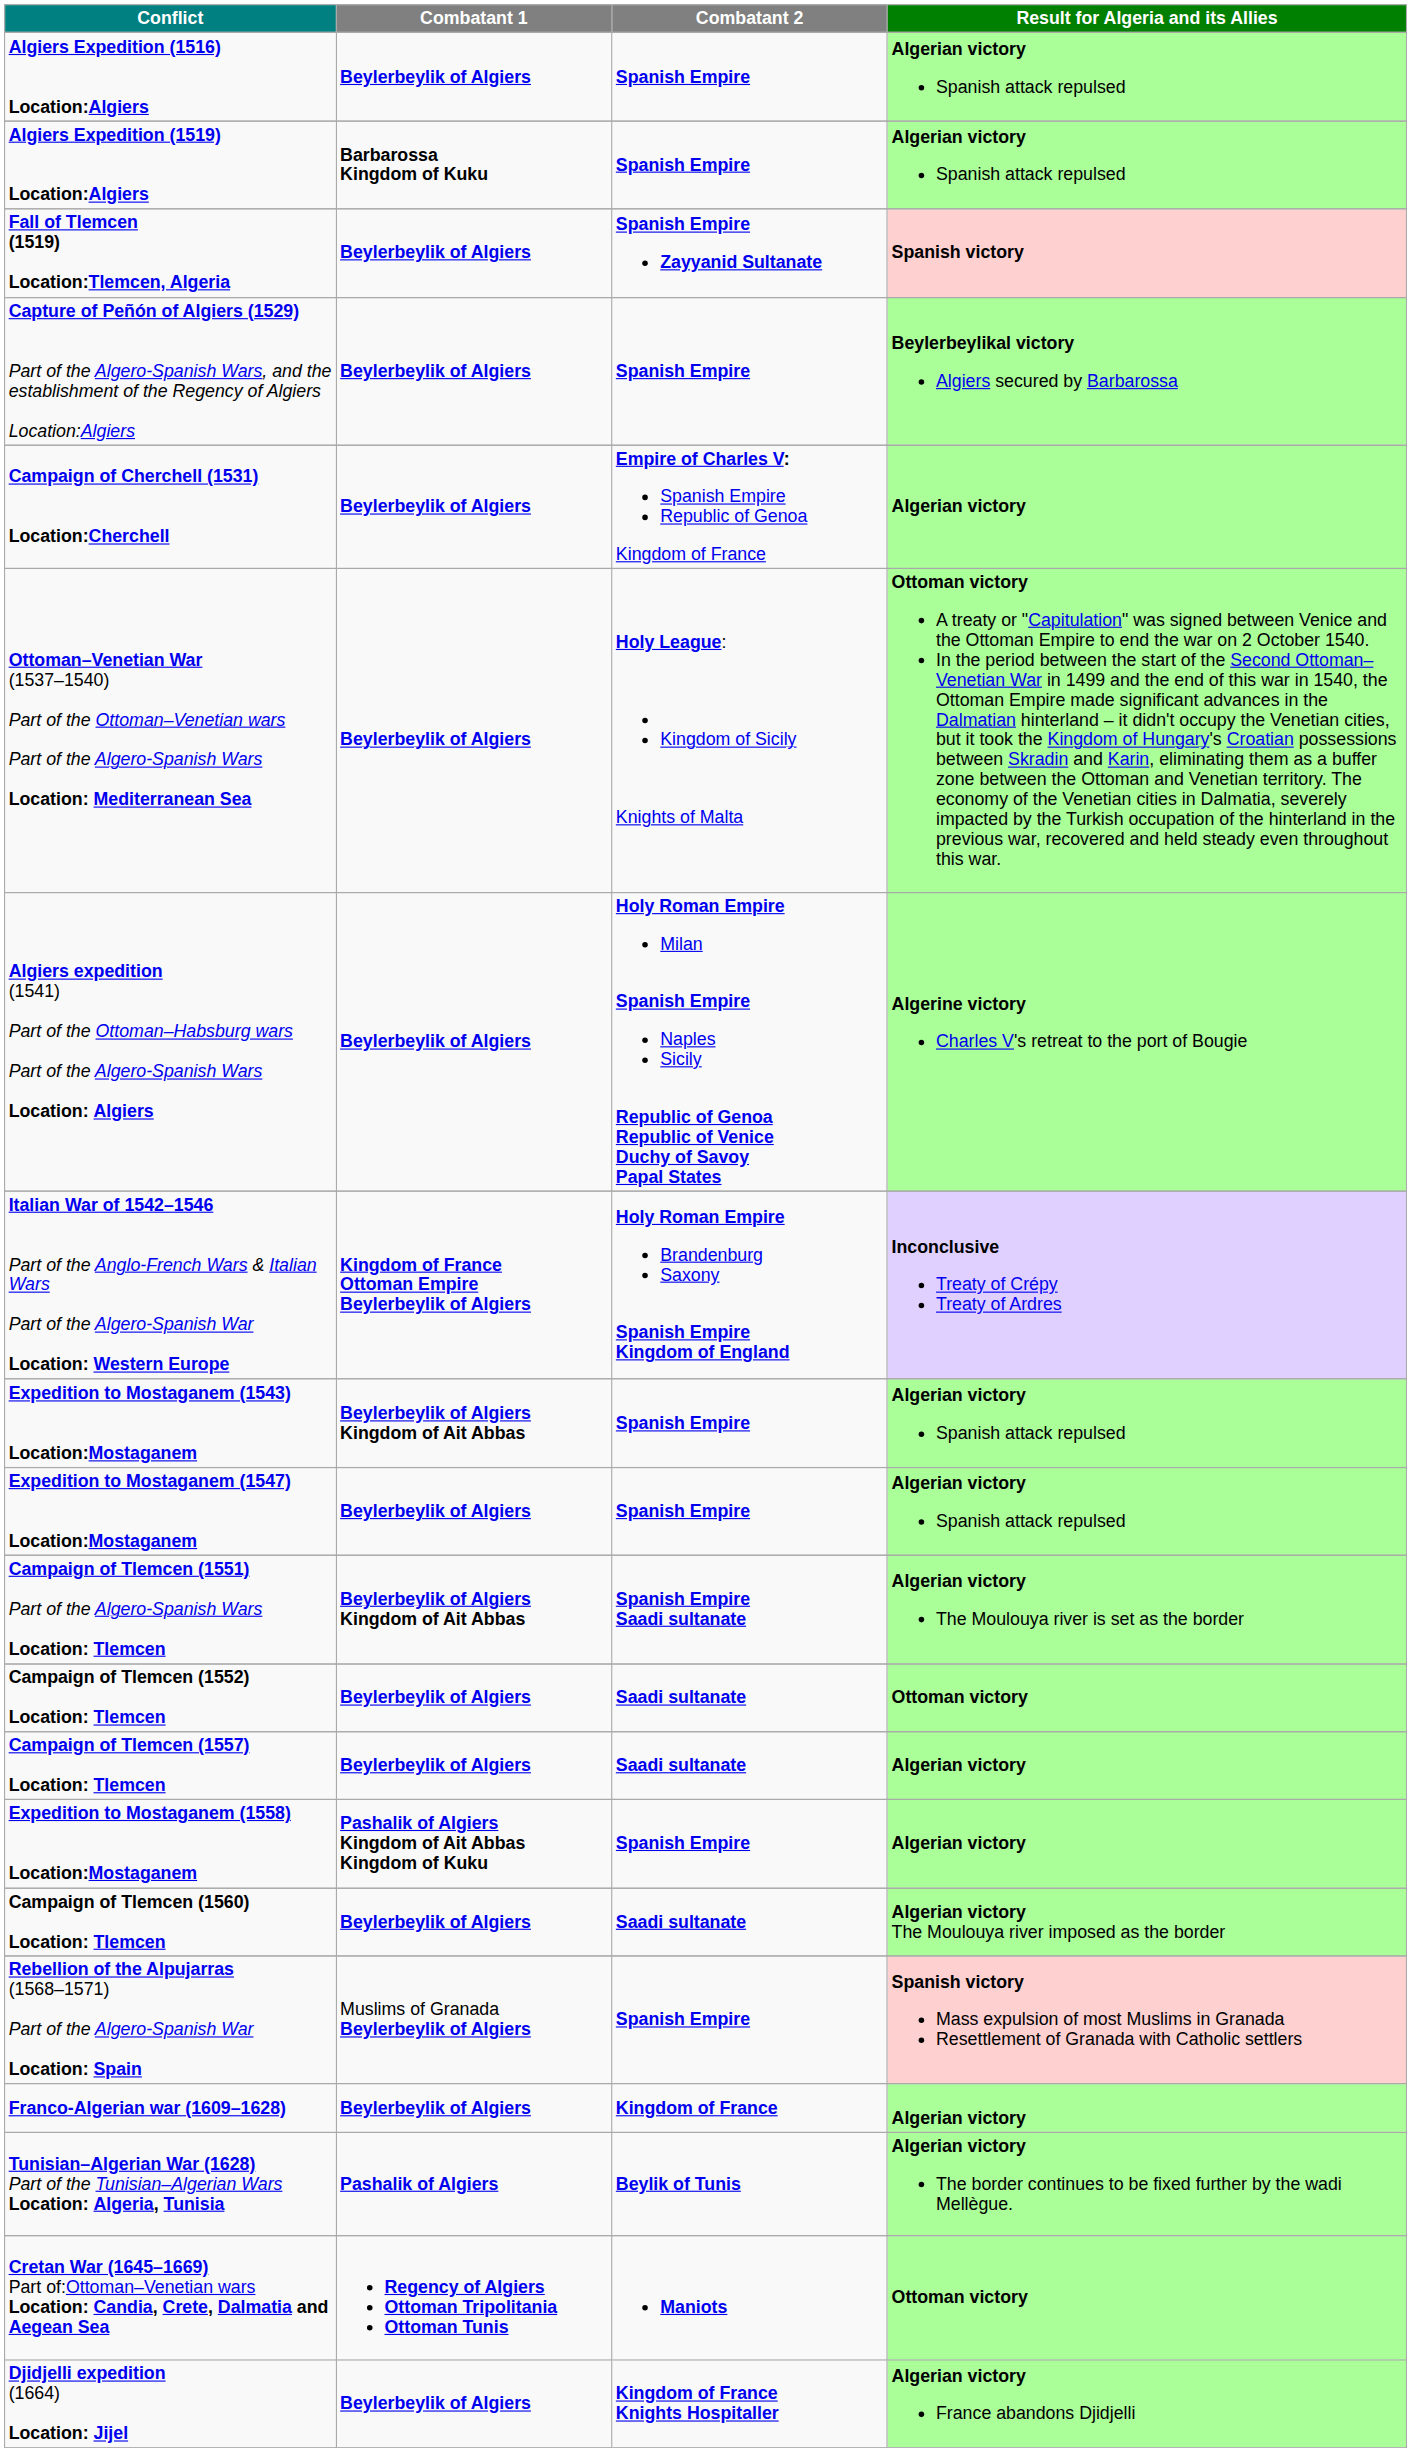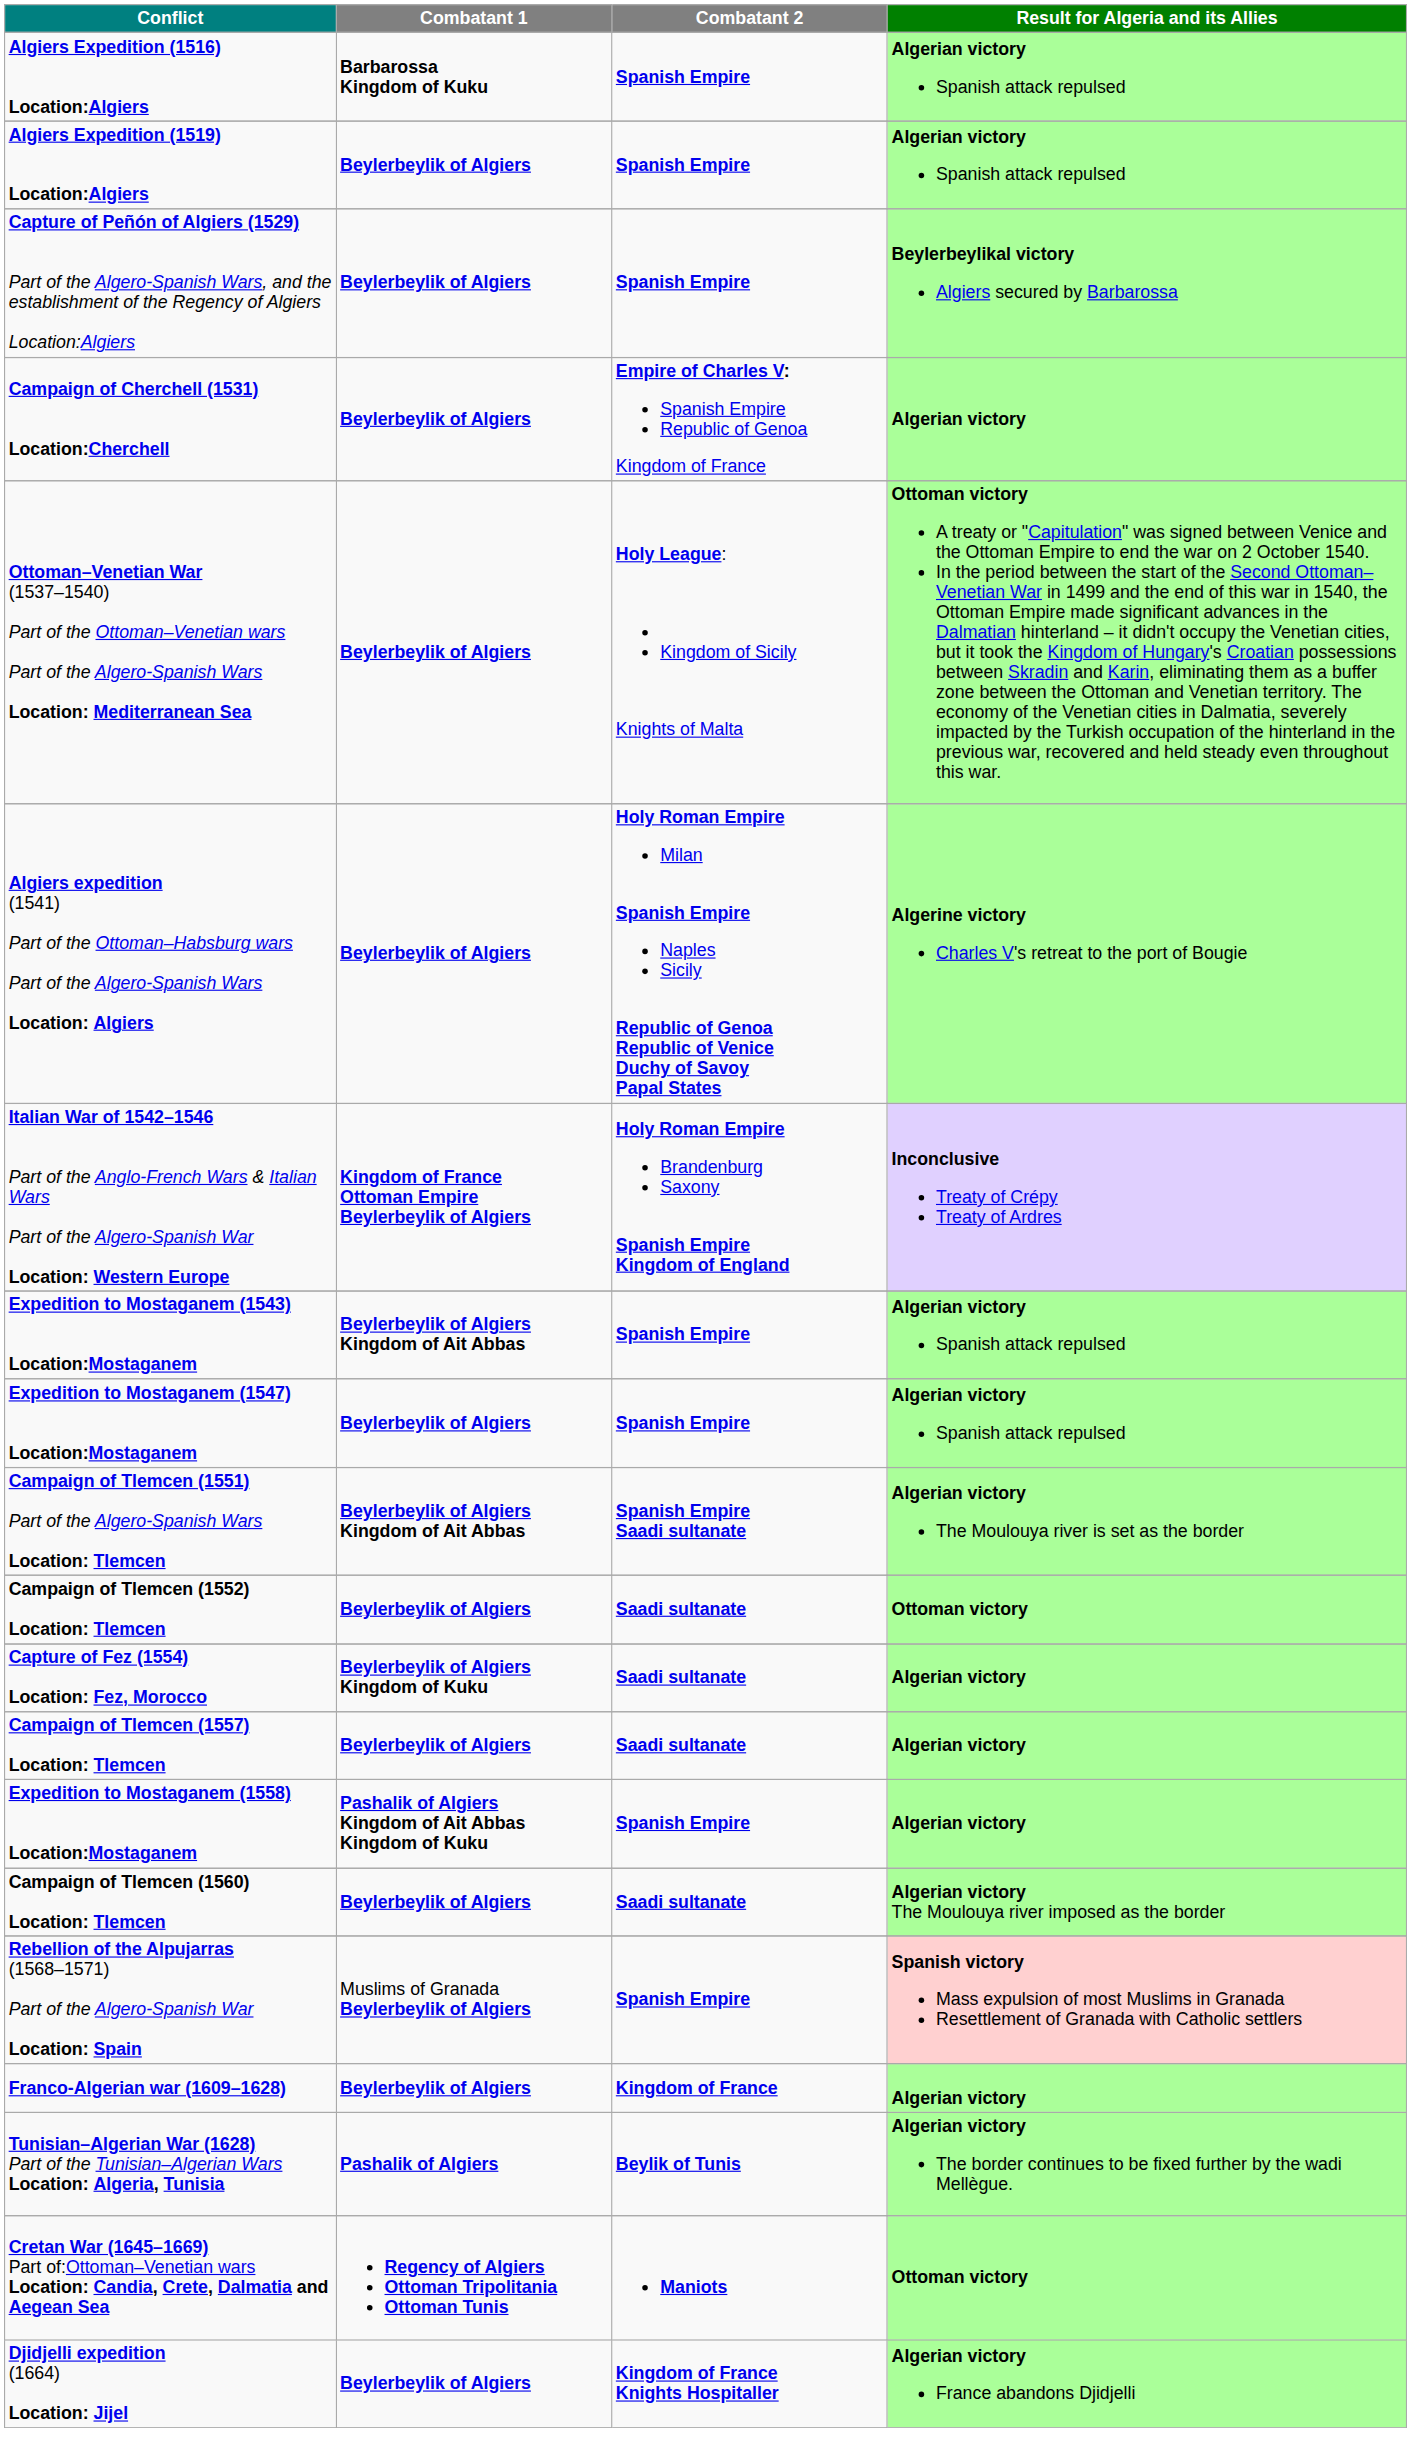(436, 76) Beylerbeylik of Algiers -> (414, 76) Barbarossa Kingdom of Kuku
(414, 164) Barbarossa Kingdom of Kuku -> (436, 164) Beylerbeylik of Algiers
- row: (119, 252)
+ row: (108, 1677)
